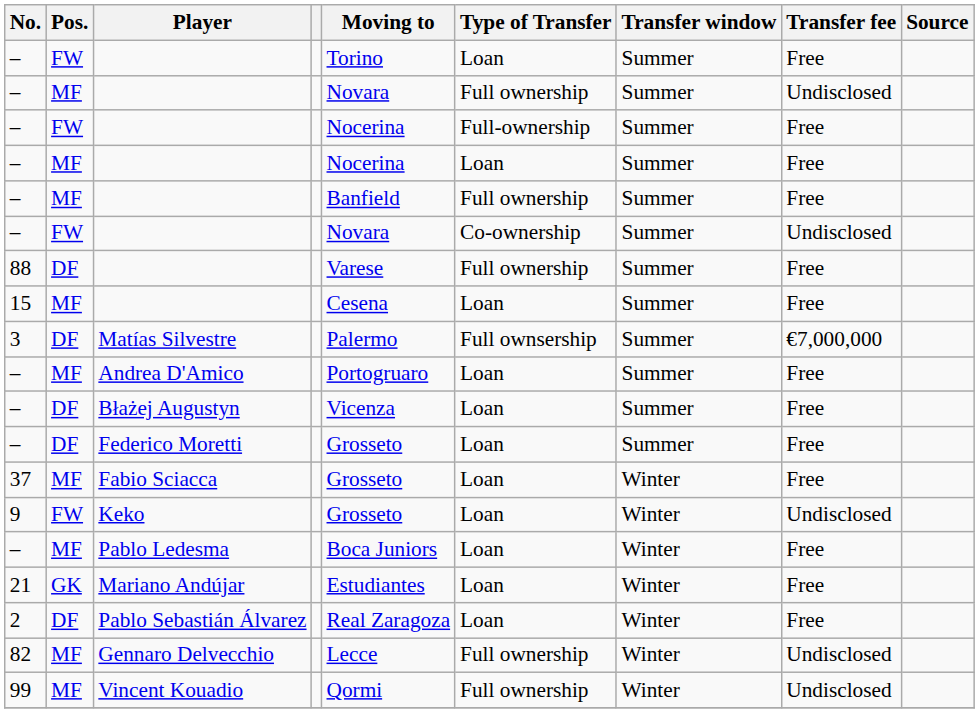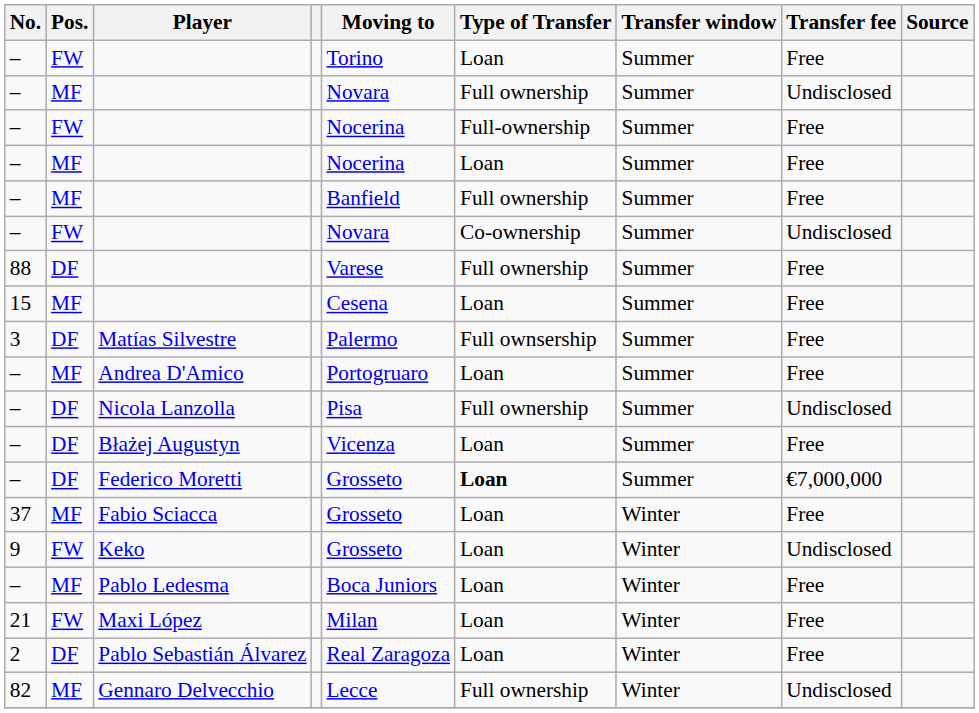(834, 338) €7,000,000 -> (805, 338) Free
+ row: (15, 409)
(482, 444) normal -> (484, 479) bold
(805, 444) Free -> (834, 479) €7,000,000
- row: (20, 584)
+ row: (20, 620)
- row: (20, 690)
